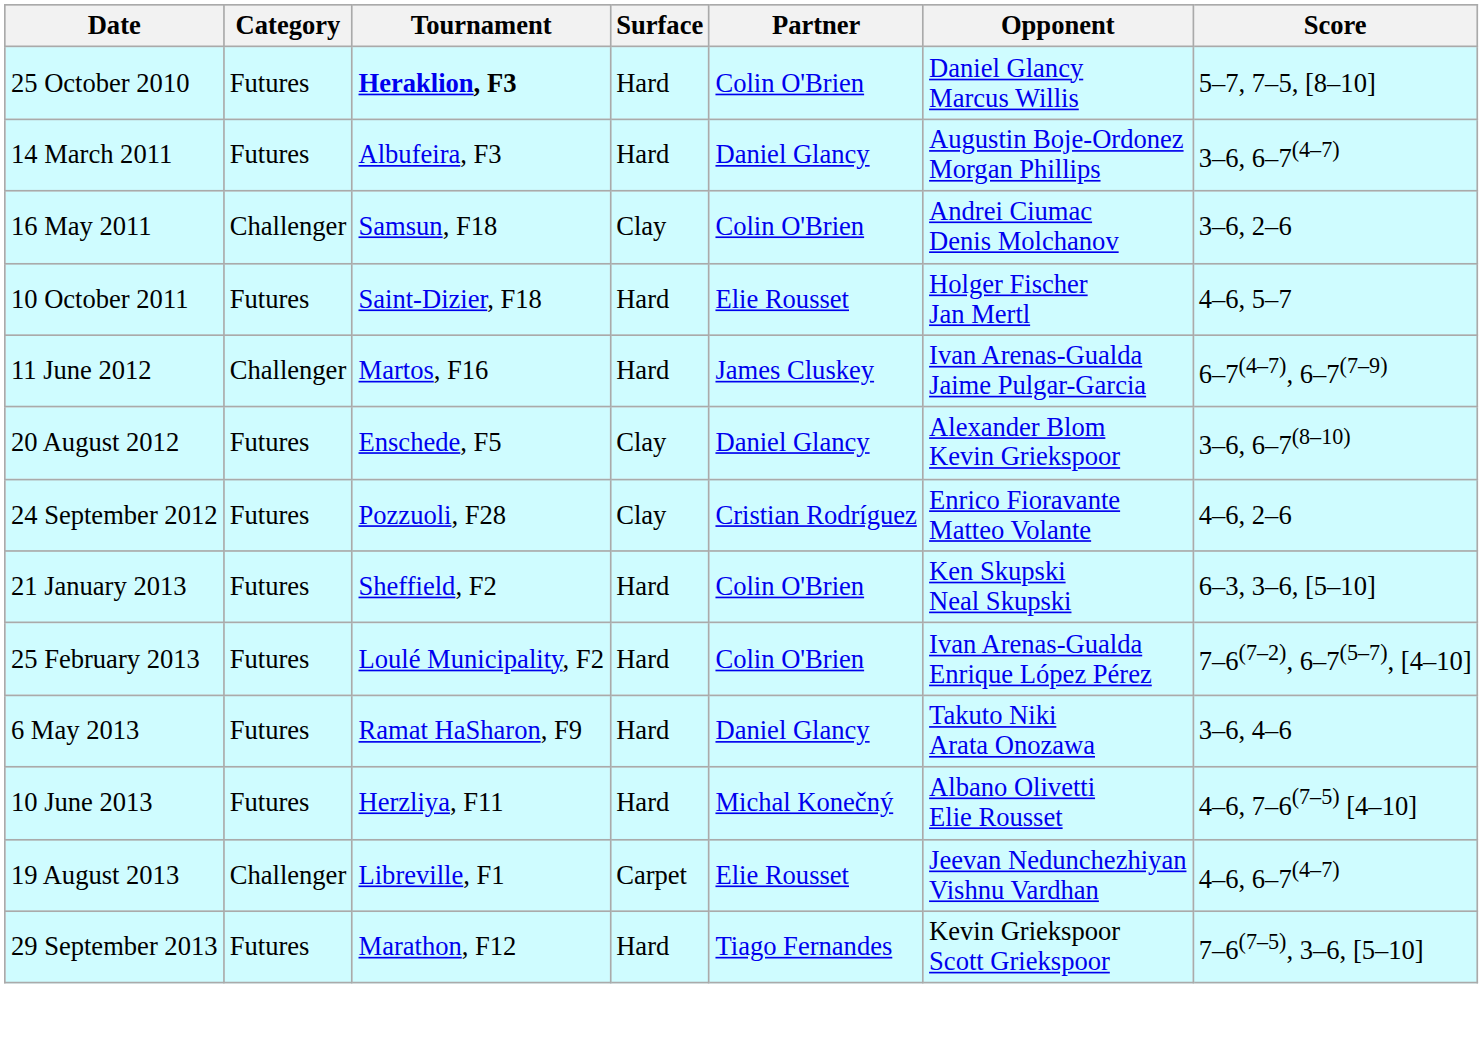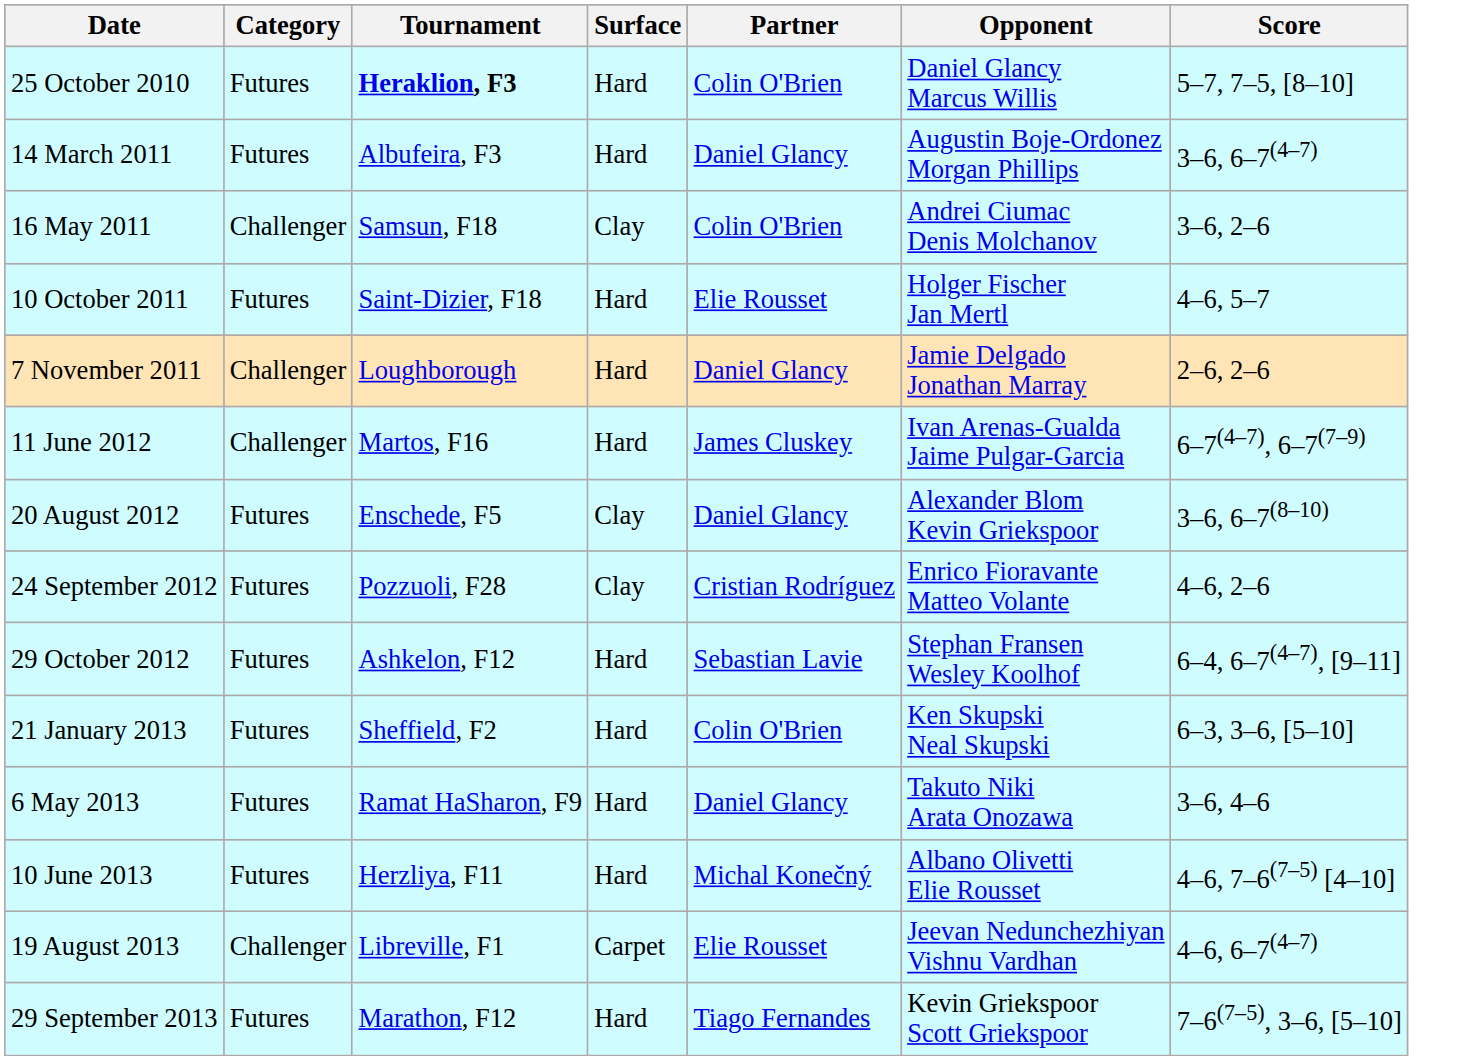+ row: (106, 370)
+ row: (100, 658)
- row: (105, 658)
